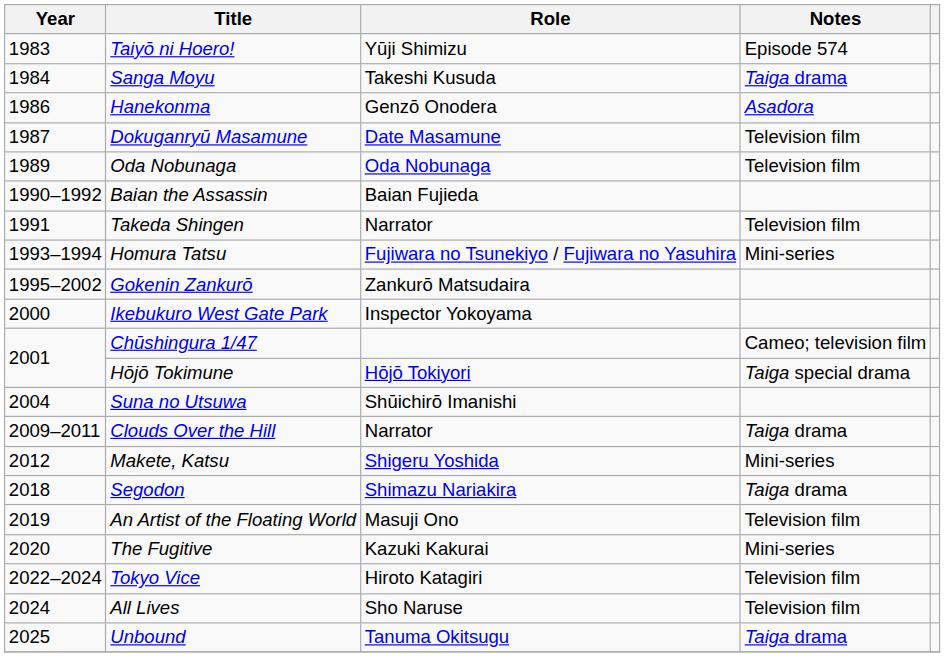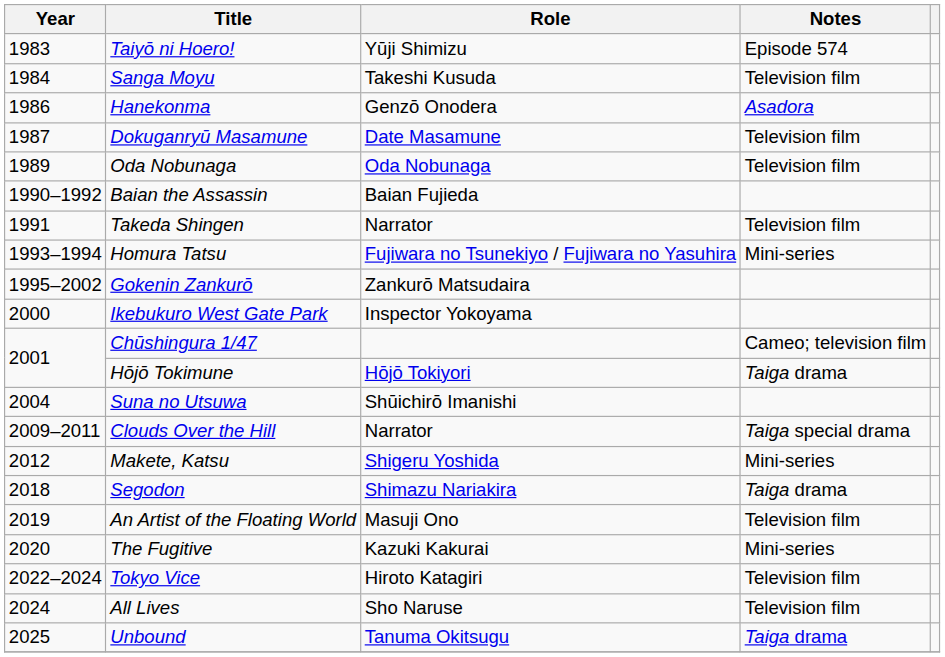(796, 78) Taiga drama -> (802, 78) Television film
(827, 372) Taiga special drama -> (796, 372) Taiga drama
(796, 431) Taiga drama -> (827, 431) Taiga special drama
